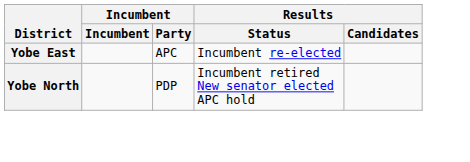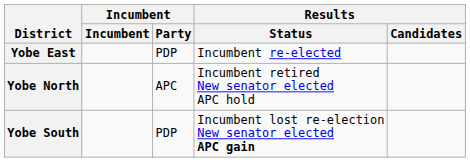(166, 53) APC -> (166, 53) PDP
(166, 86) PDP -> (166, 86) APC
+ row: (43, 134)
